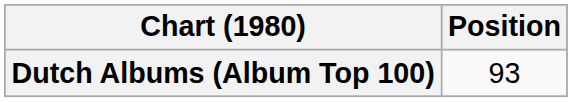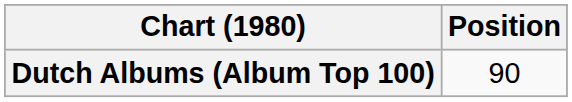(504, 72) 93 -> (504, 72) 90
